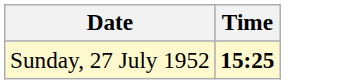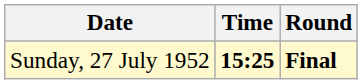+ column: (319, 22)
